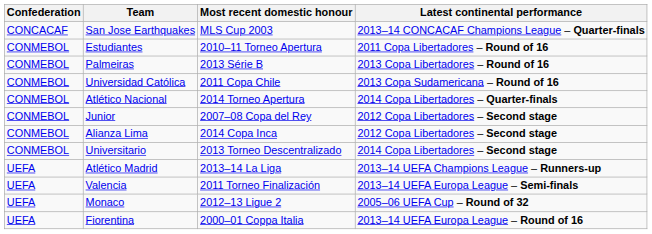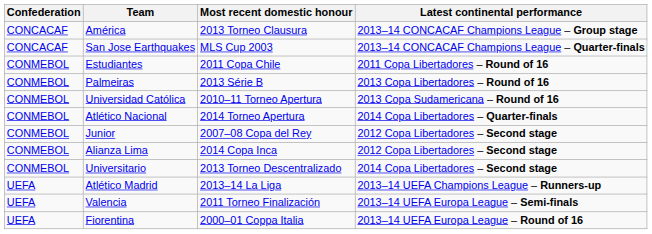+ row: (106, 30)
(261, 47) 2010–11 Torneo Apertura -> (240, 64) 2011 Copa Chile
(240, 82) 2011 Copa Chile -> (261, 99) 2010–11 Torneo Apertura
- row: (105, 202)
